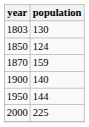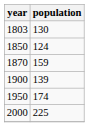(41, 79) 140 -> (41, 79) 139
(41, 96) 144 -> (41, 96) 174
